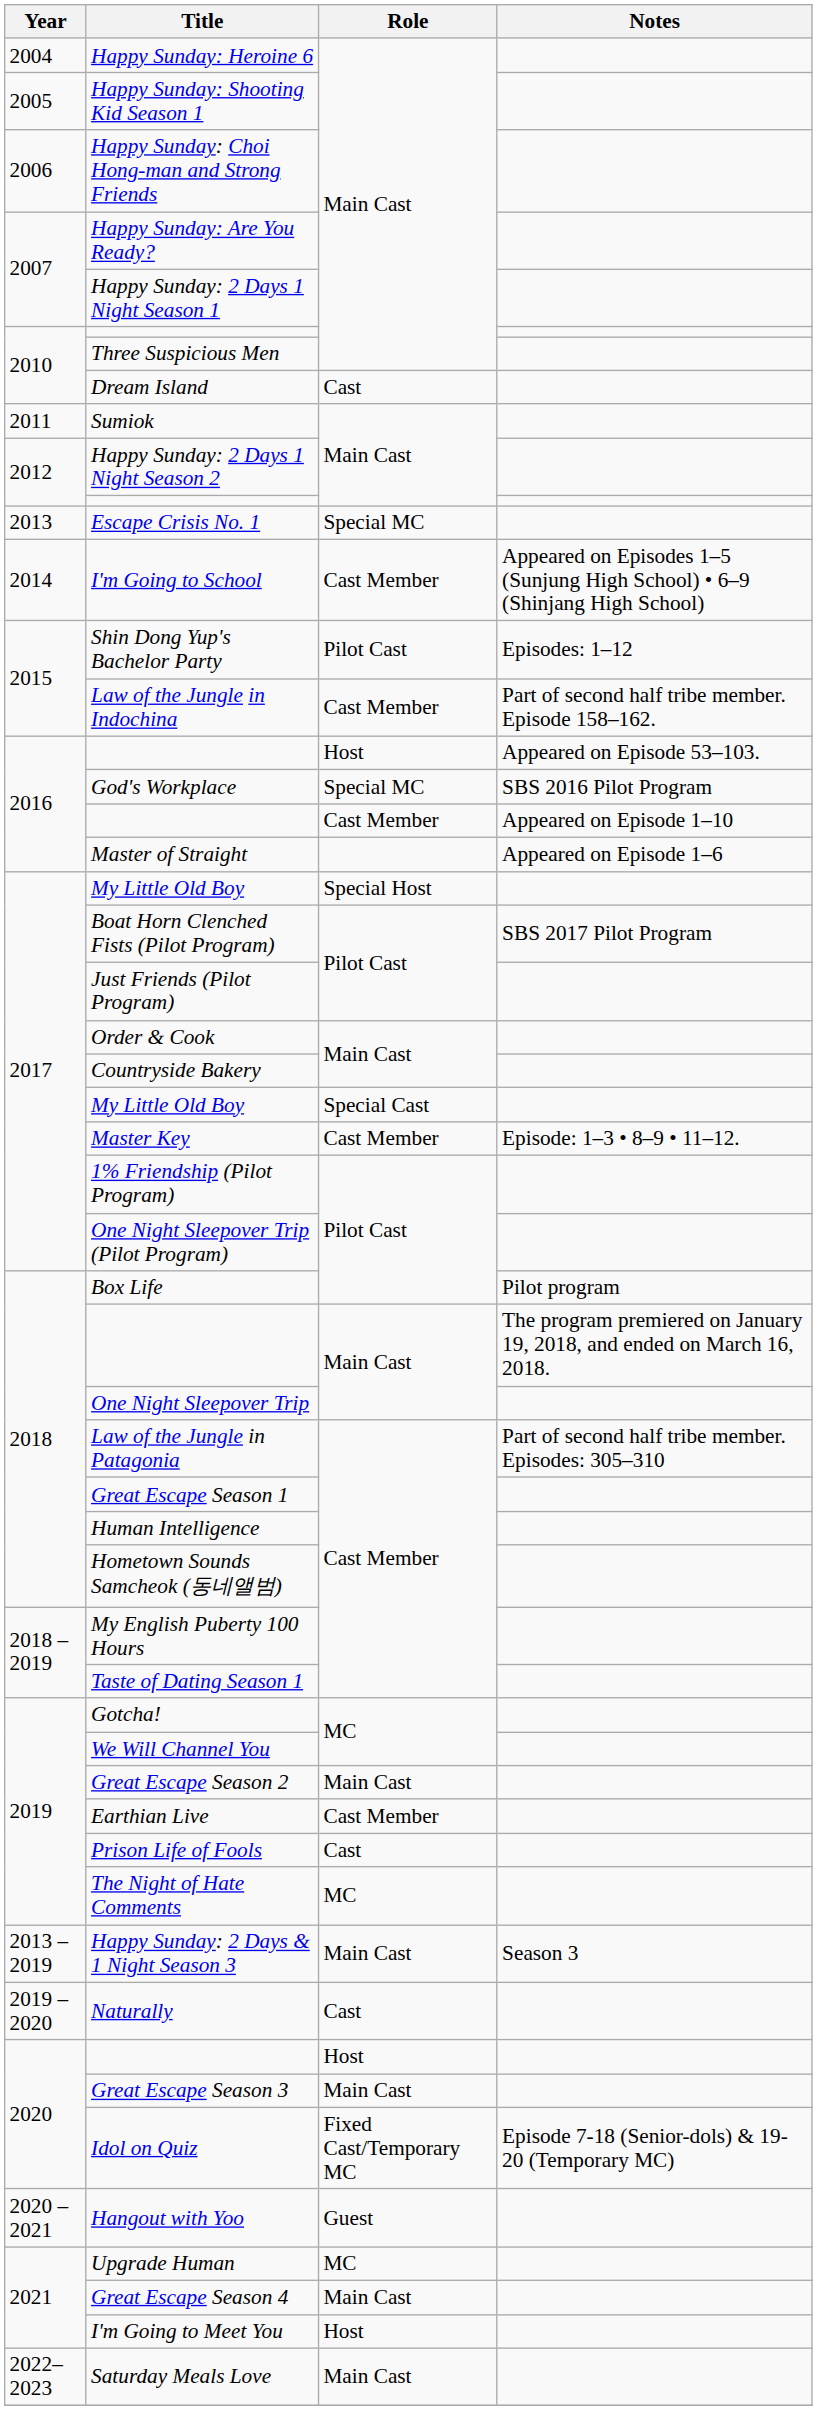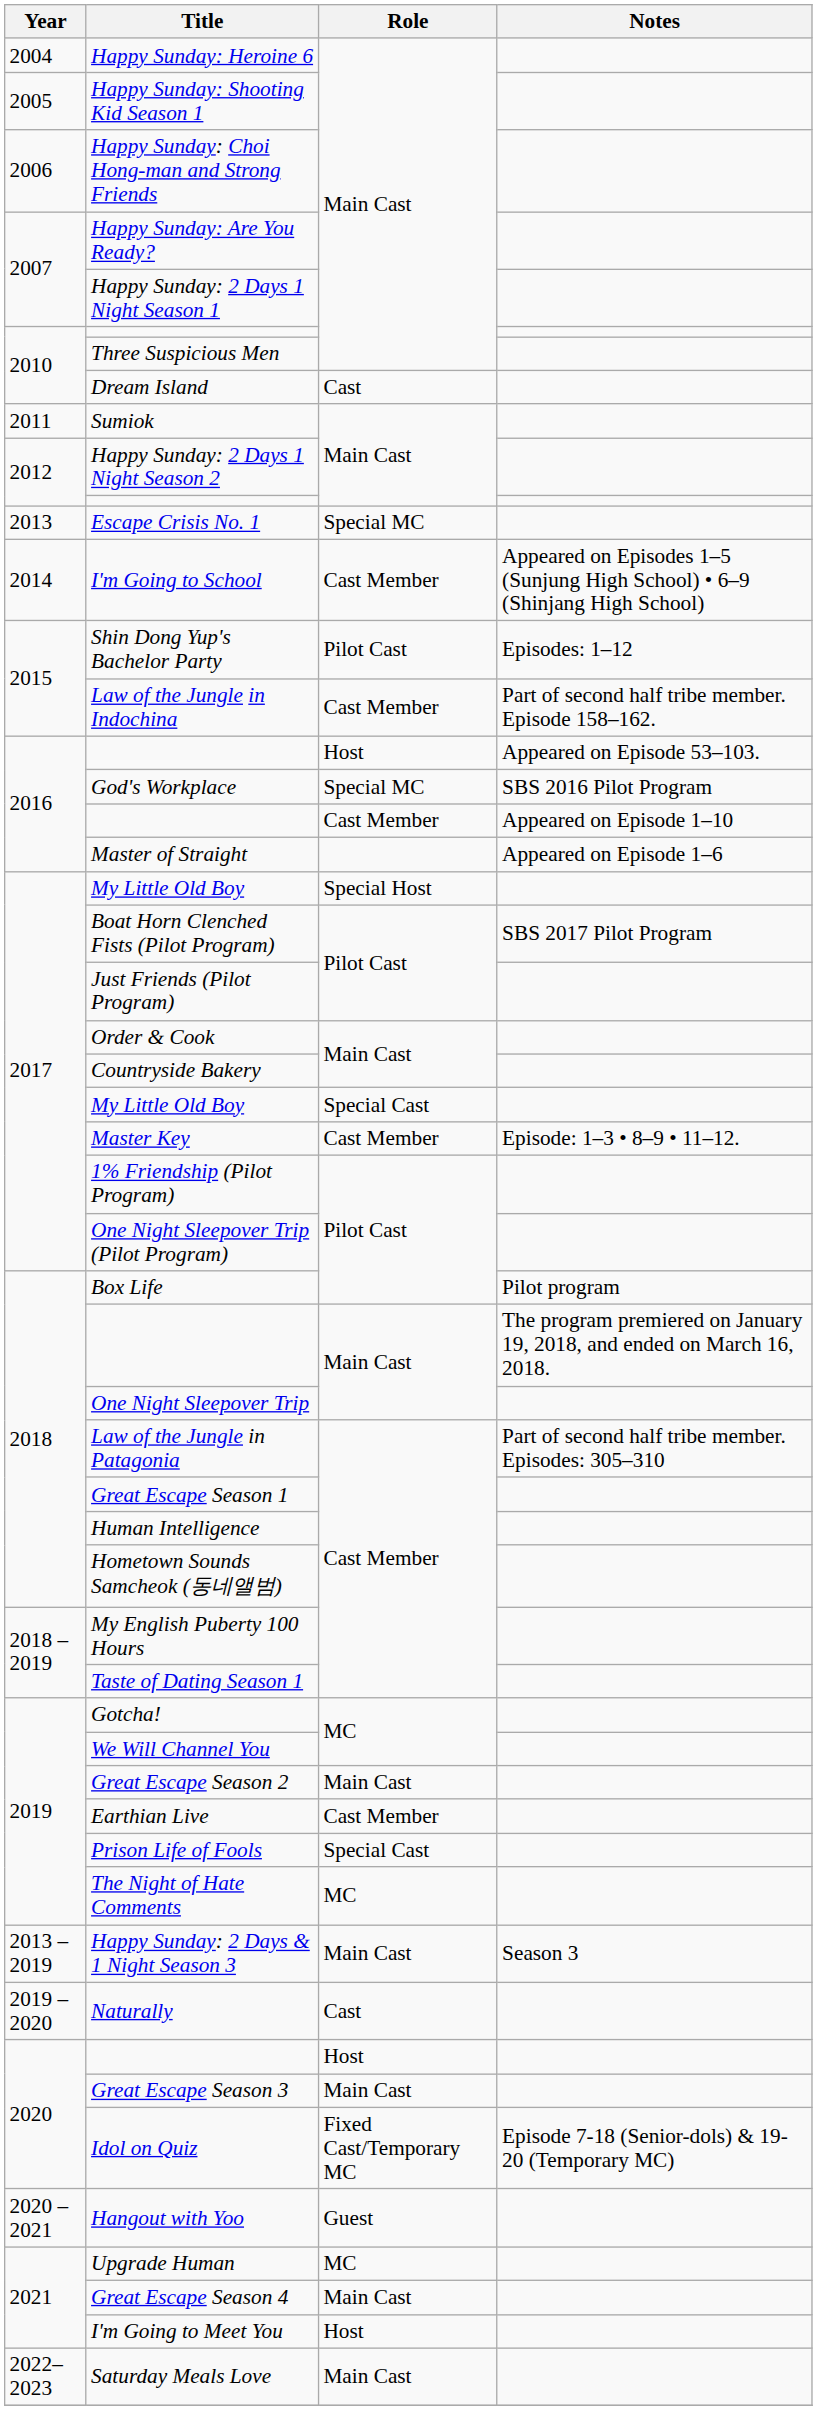(342, 1849) Cast -> (376, 1849) Special Cast
